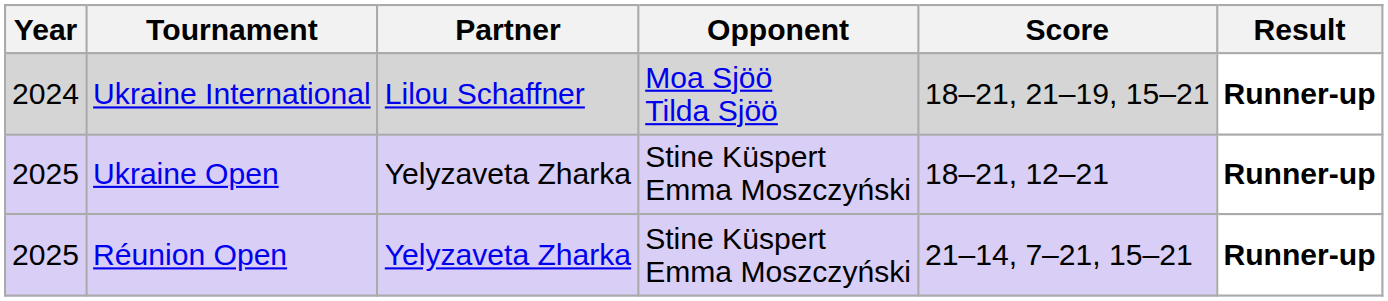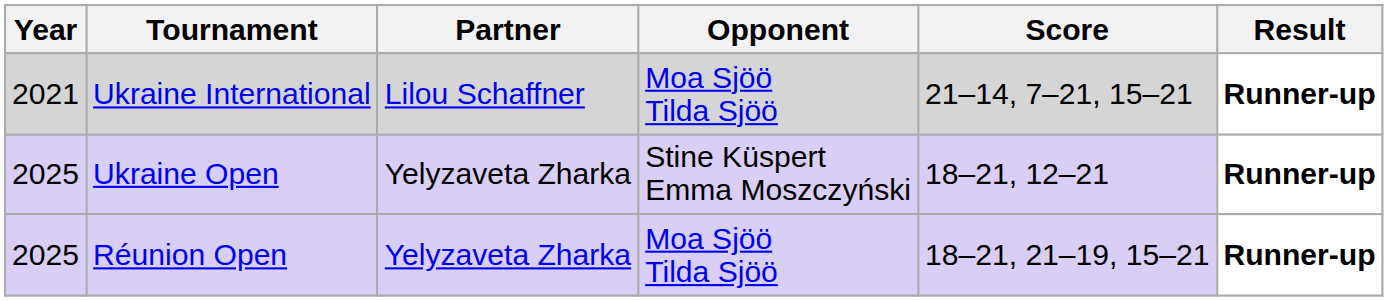(46, 93) 2024 -> (46, 93) 2021
(1067, 93) 18–21, 21–19, 15–21 -> (1059, 93) 21–14, 7–21, 15–21
(778, 255) Stine Küspert Emma Moszczyński -> (712, 255) Moa Sjöö Tilda Sjöö
(1059, 255) 21–14, 7–21, 15–21 -> (1067, 255) 18–21, 21–19, 15–21
